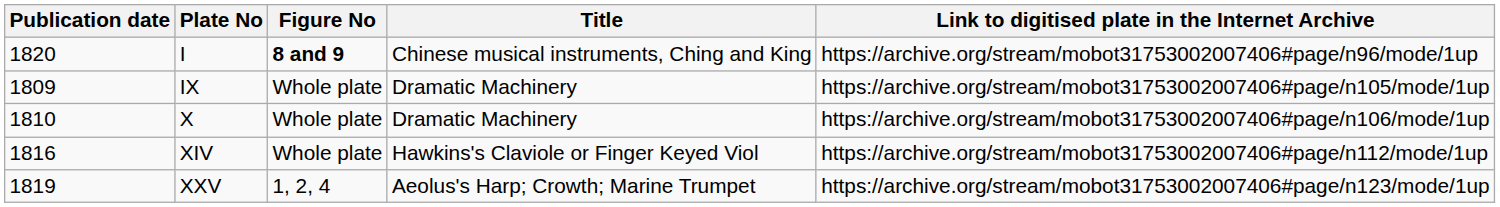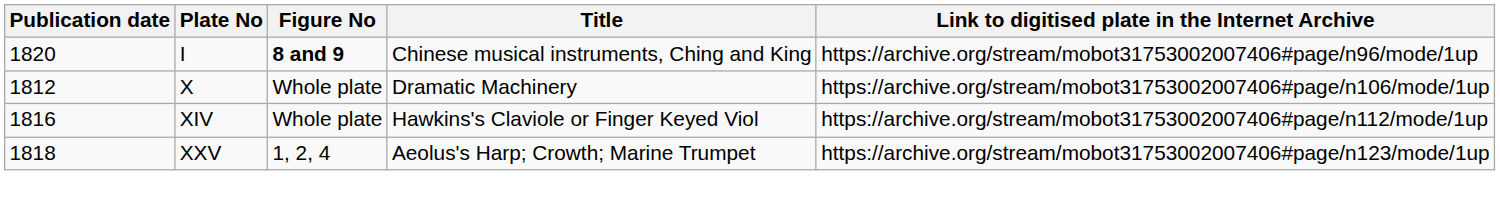- row: (190, 86)
(33, 119) 1810 -> (33, 86) 1812
(33, 185) 1819 -> (33, 152) 1818
